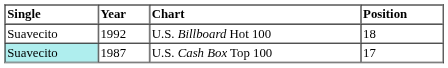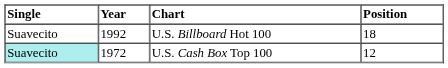(113, 52) 1987 -> (113, 52) 1972
(369, 52) 17 -> (369, 52) 12
